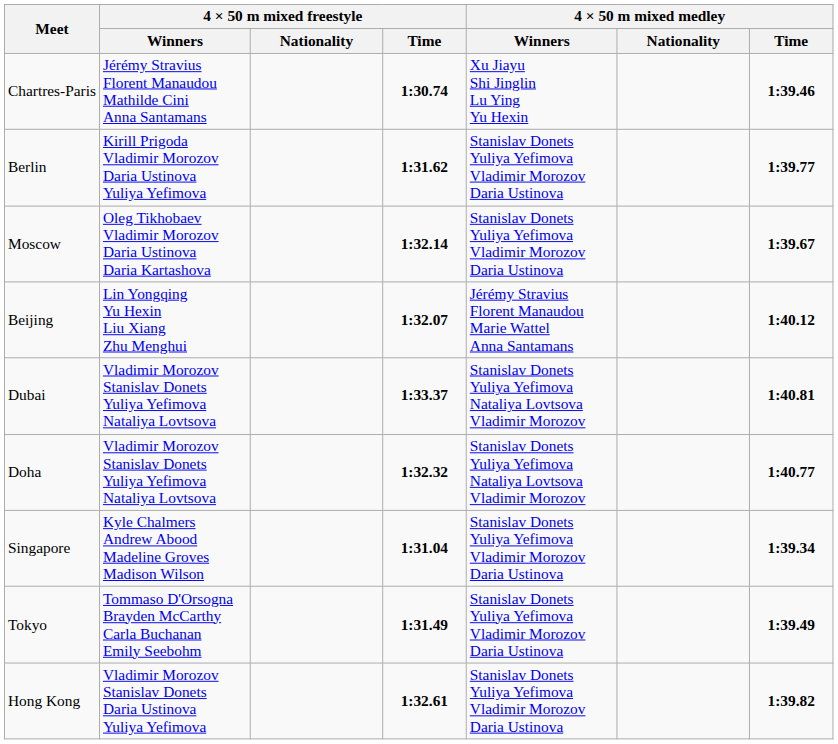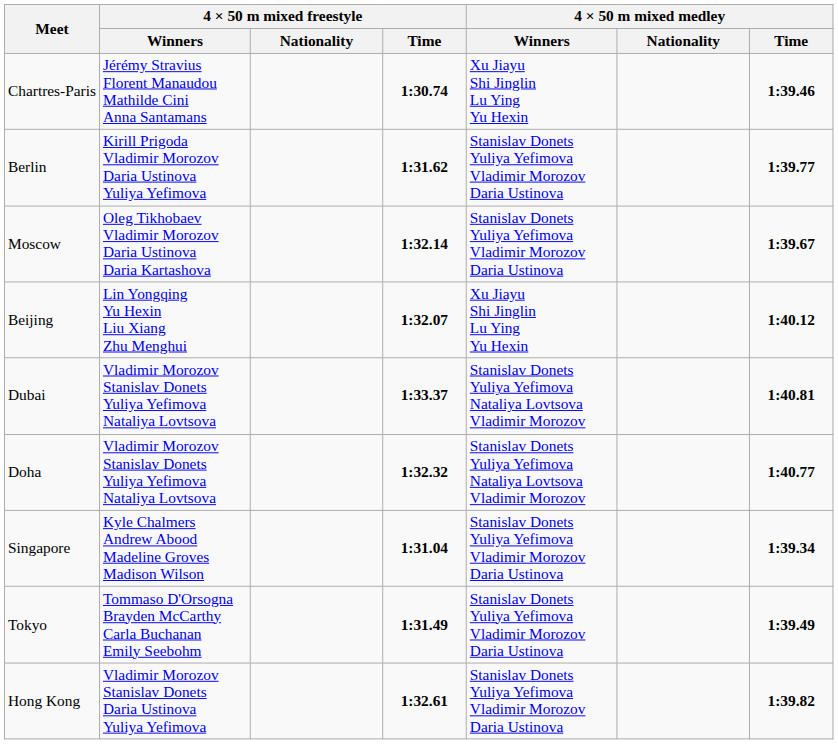(527, 319) Jérémy Stravius Florent Manaudou Marie Wattel Anna Santamans -> (503, 319) Xu Jiayu Shi Jinglin Lu Ying Yu Hexin
